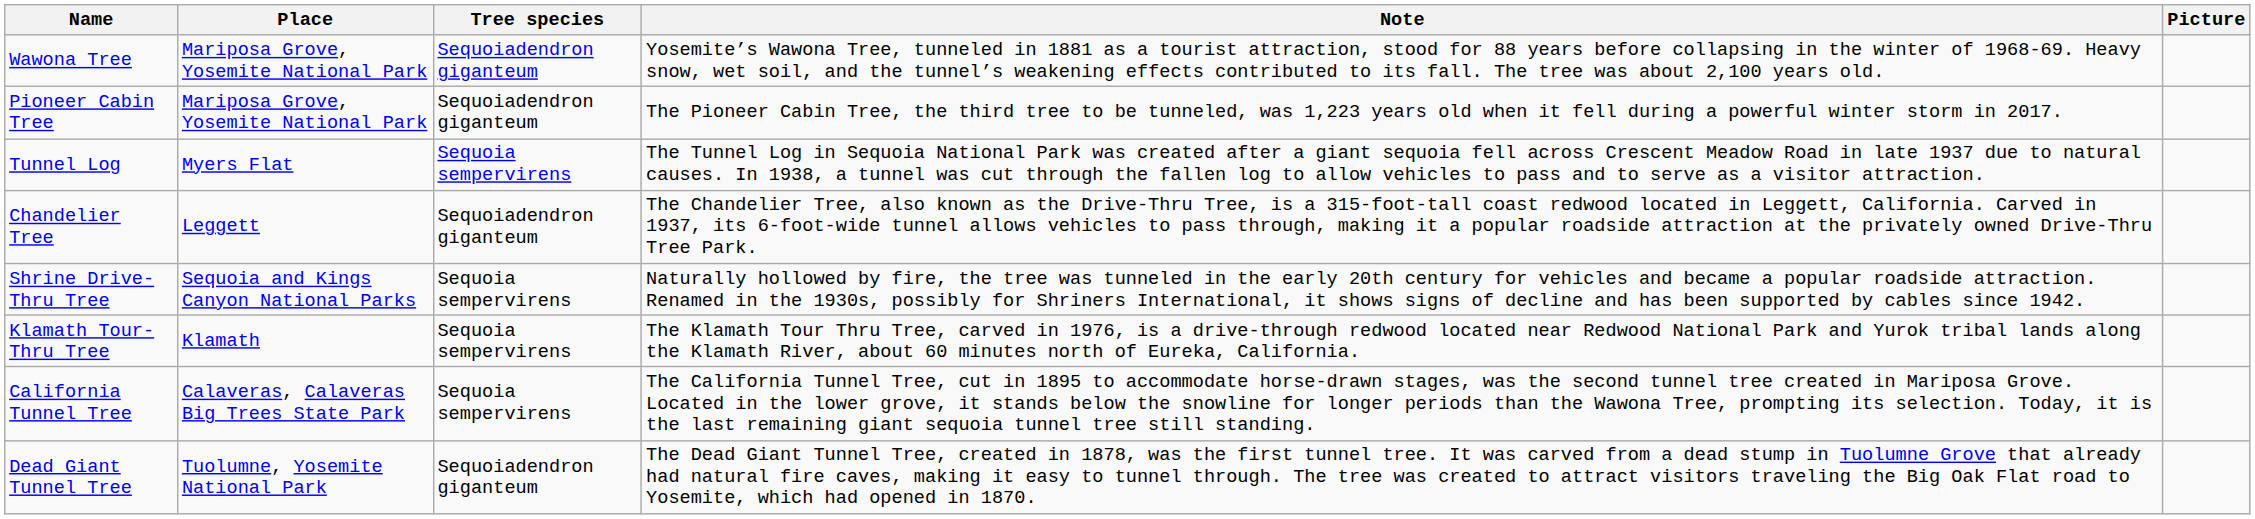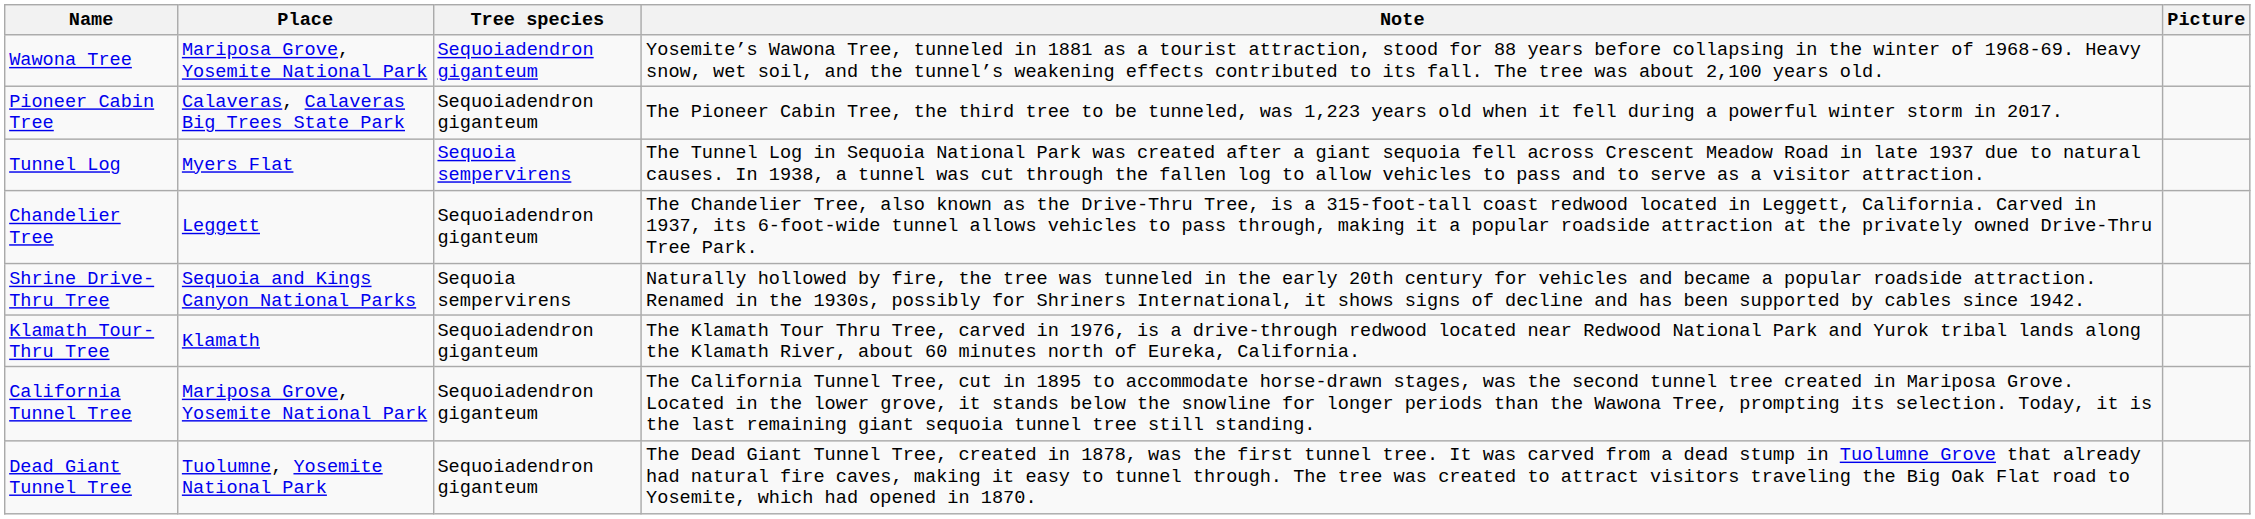(305, 113) Mariposa Grove, Yosemite National Park -> (293, 113) Calaveras, Calaveras Big Trees State Park
(504, 341) Sequoia sempervirens -> (516, 341) Sequoiadendron giganteum
(293, 404) Calaveras, Calaveras Big Trees State Park -> (305, 404) Mariposa Grove, Yosemite National Park
(504, 404) Sequoia sempervirens -> (516, 404) Sequoiadendron giganteum
